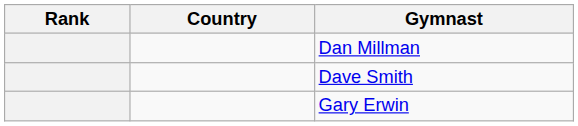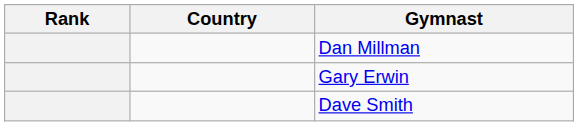rows swapped: (364, 105) <-> (366, 76)
